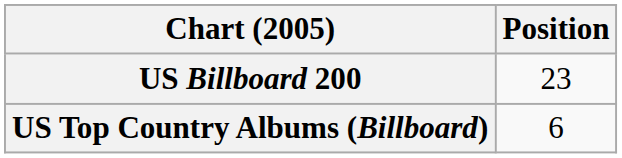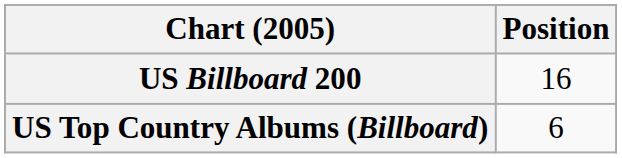(556, 78) 23 -> (556, 78) 16
